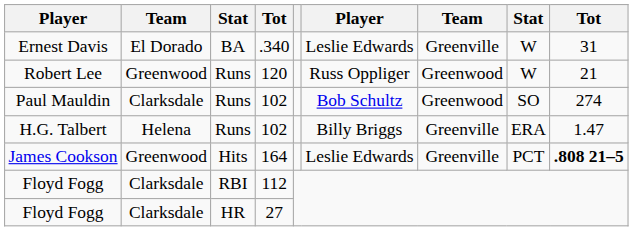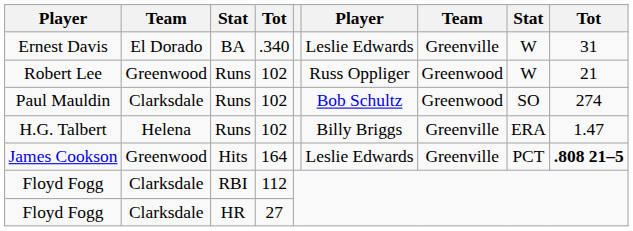(274, 73) 120 -> (274, 73) 102
